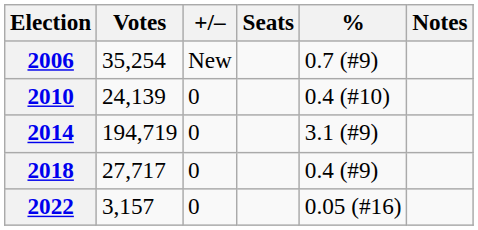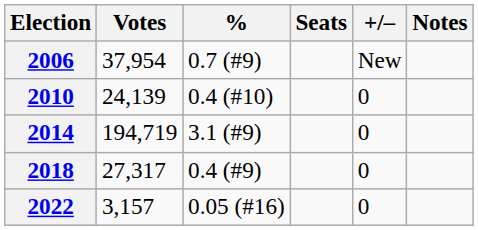columns swapped: (353, 22) <-> (210, 22)
(134, 59) 35,254 -> (134, 59) 37,954
(134, 170) 27,717 -> (134, 170) 27,317
